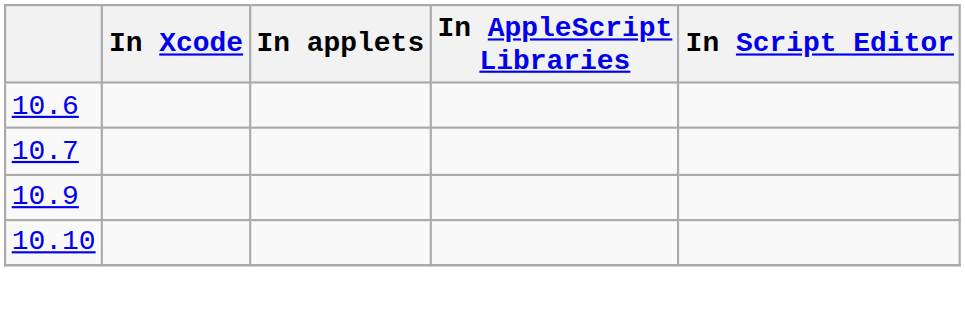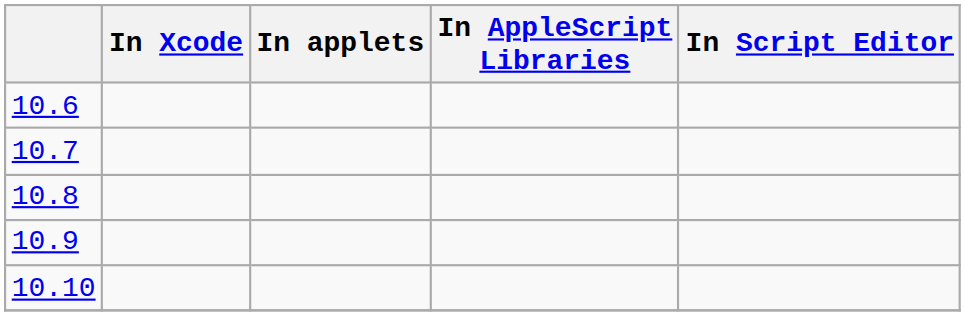+ row: (45, 197)
